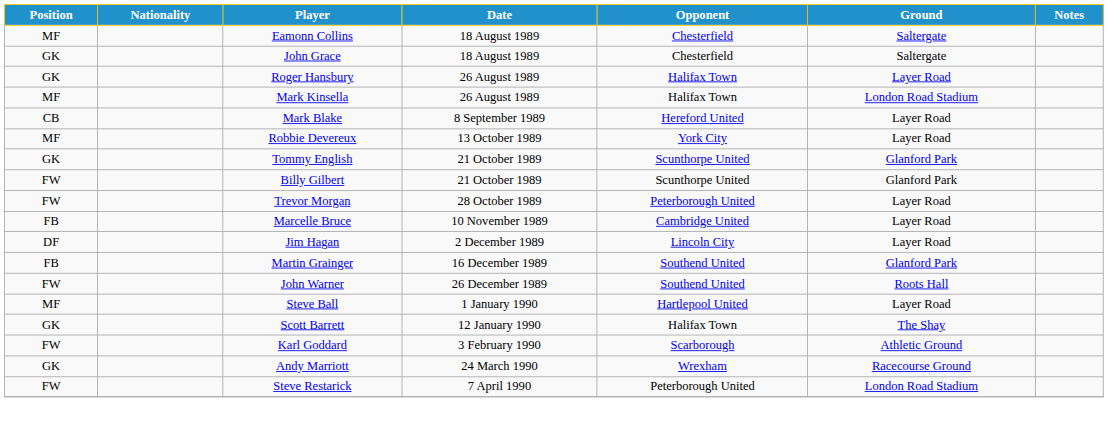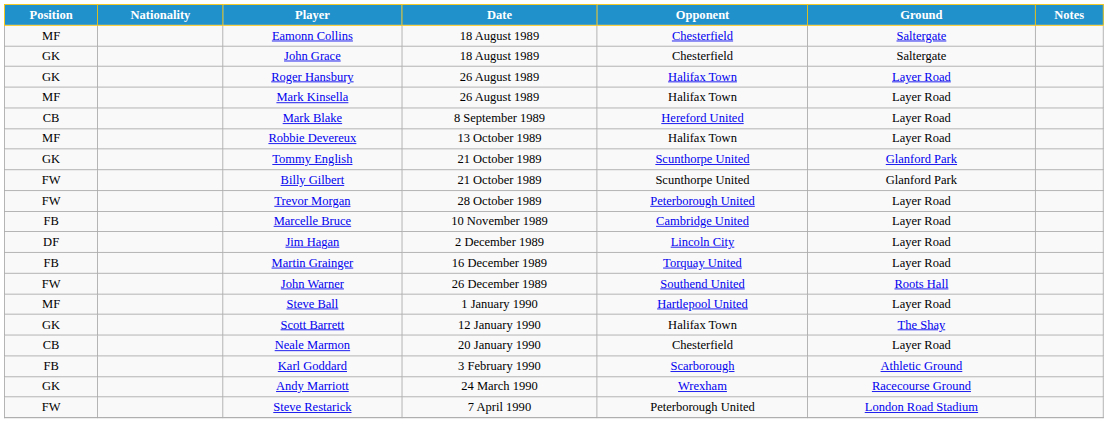(921, 97) London Road Stadium -> (921, 97) Layer Road
(703, 139) York City -> (703, 139) Halifax Town
(702, 263) Southend United -> (702, 263) Torquay United
(921, 263) Glanford Park -> (921, 263) Layer Road
+ row: (312, 345)
(51, 345) FW -> (51, 366) FB
